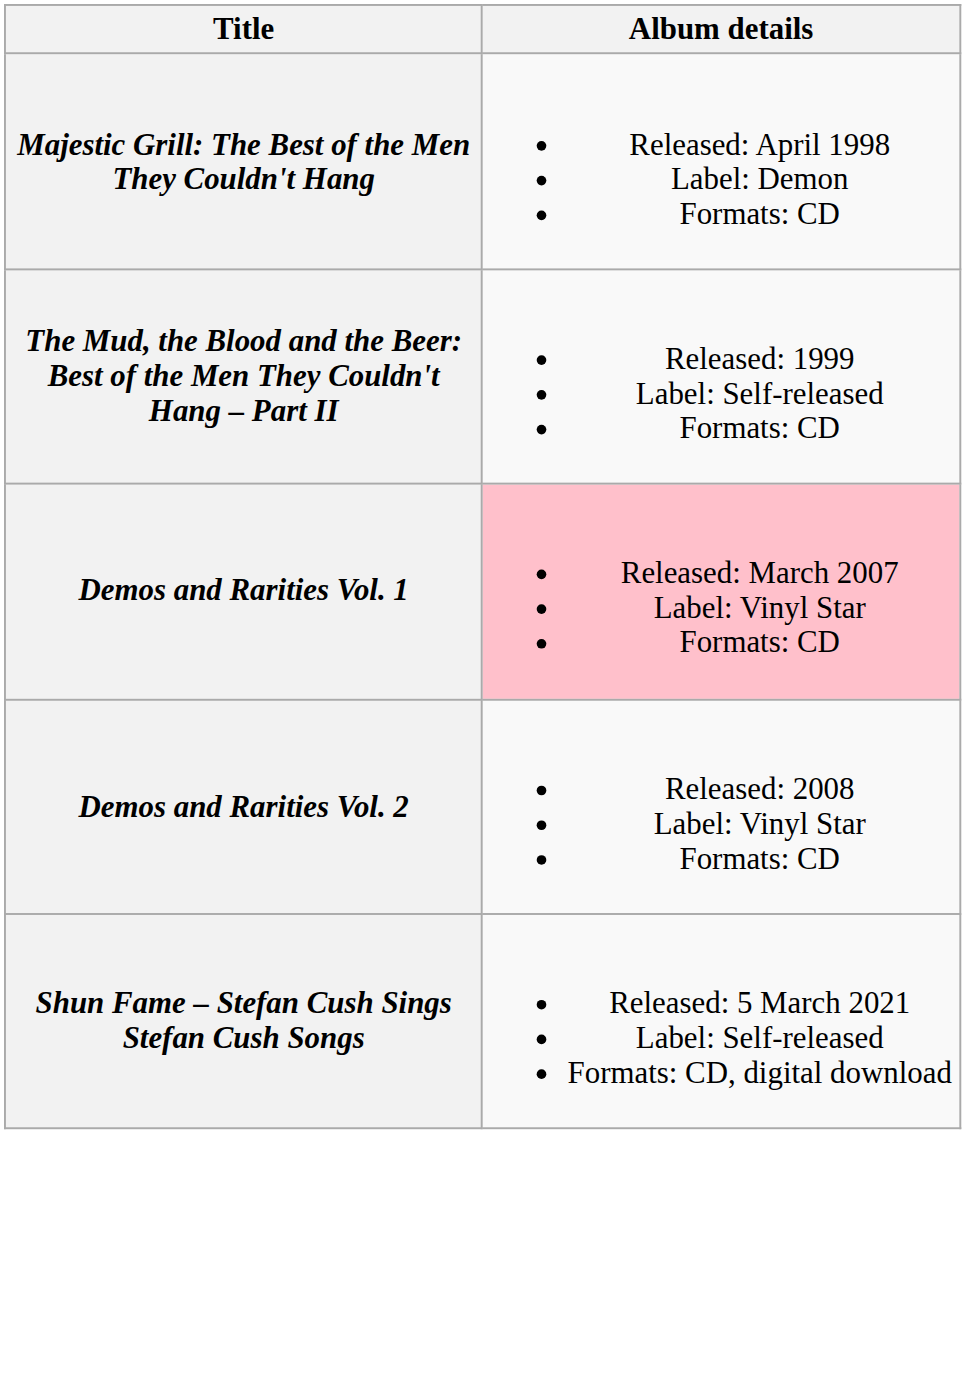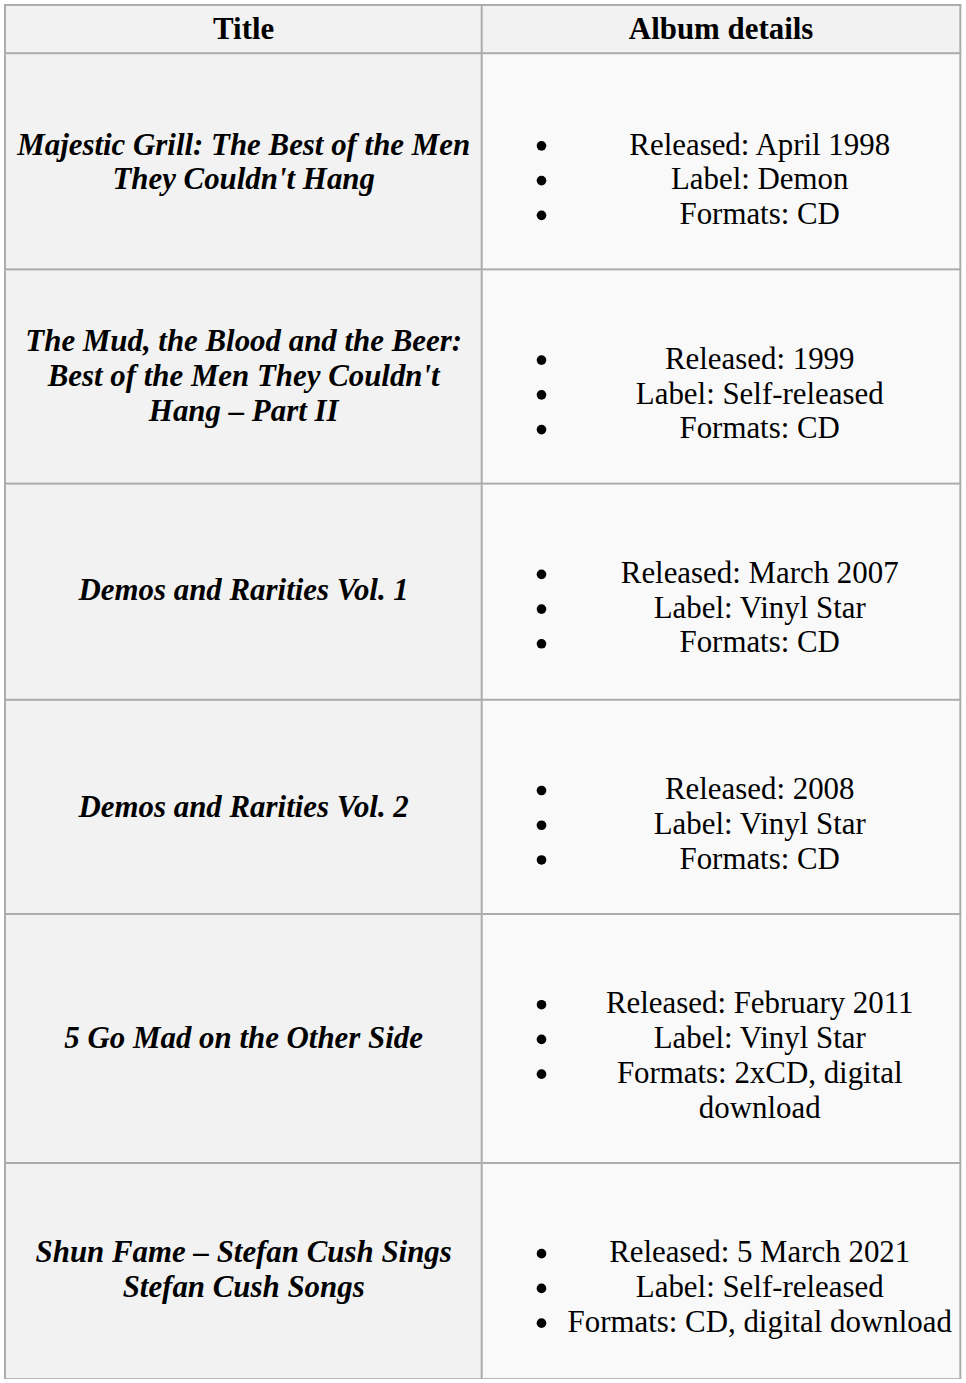(721, 609) pink background -> (721, 609) no background
+ row: (244, 1038)
